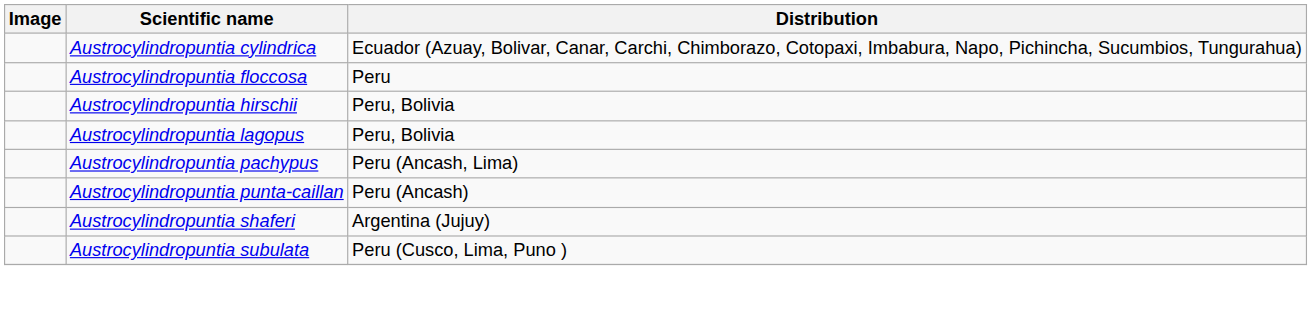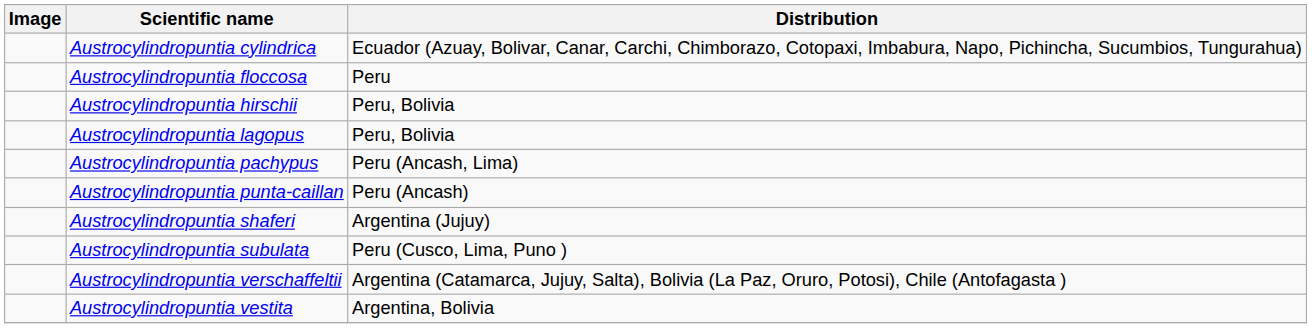+ row: (206, 279)
+ row: (181, 308)
